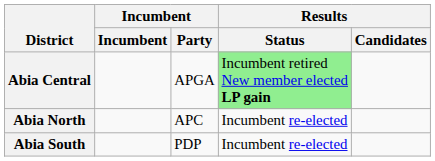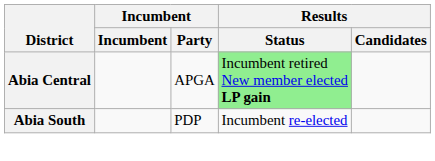- row: (49, 120)
